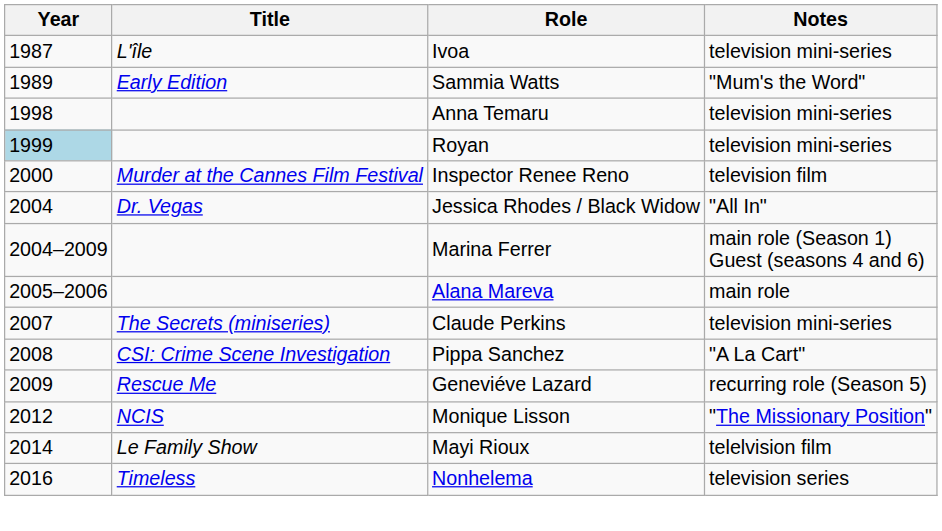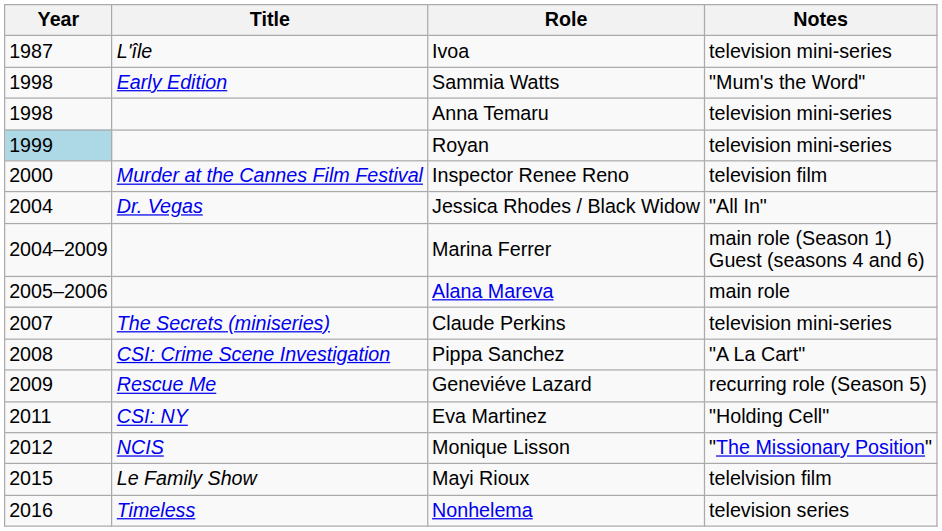(31, 82) 1989 -> (31, 82) 1998
+ row: (489, 416)
(31, 447) 2014 -> (31, 479) 2015
